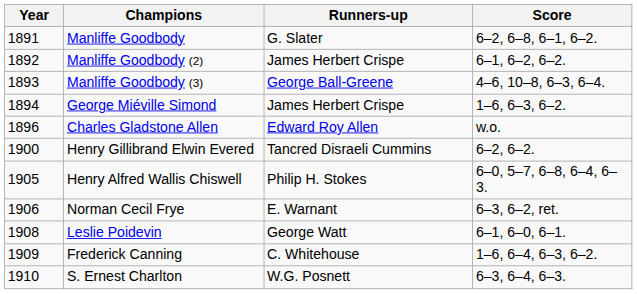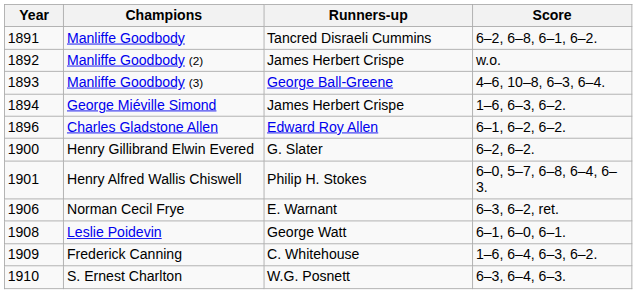(295, 37) G. Slater -> (349, 37) Tancred Disraeli Cummins
(521, 60) 6–1, 6–2, 6–2. -> (488, 60) w.o.
(488, 127) w.o. -> (521, 127) 6–1, 6–2, 6–2.
(349, 149) Tancred Disraeli Cummins -> (295, 149) G. Slater
(23, 179) 1905 -> (23, 179) 1901
